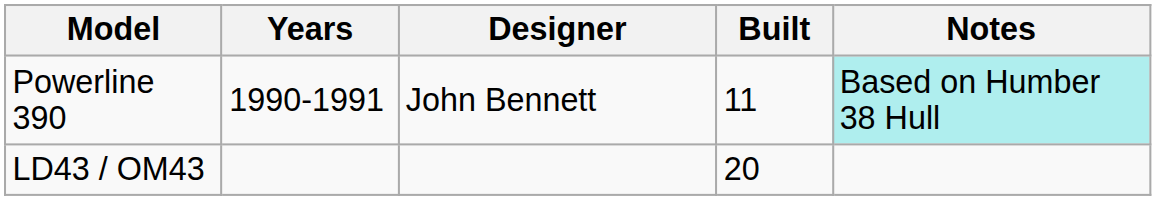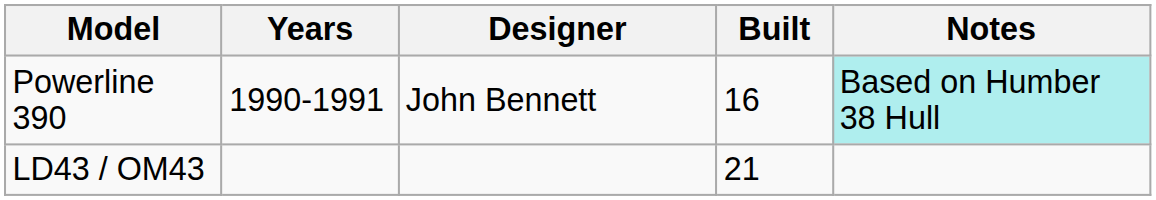(741, 99) 11 -> (742, 99) 16
(742, 169) 20 -> (742, 169) 21
